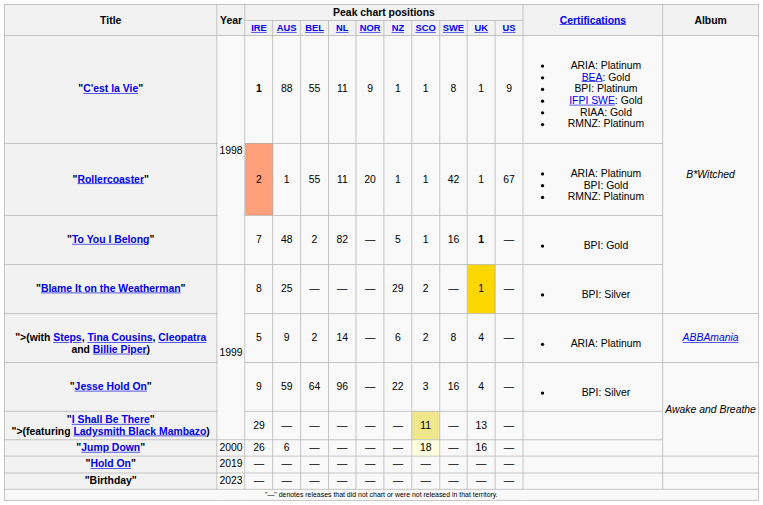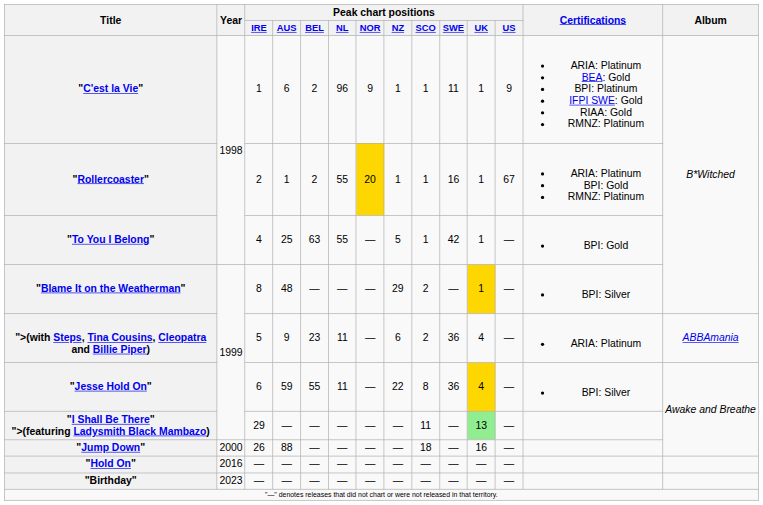(259, 89) bold -> (259, 89) normal
(287, 89) 88 -> (287, 89) 6
(315, 89) 55 -> (315, 89) 2
(342, 89) 11 -> (342, 89) 96
(453, 89) 8 -> (453, 89) 11
(259, 179) lightsalmon background -> (259, 179) no background
(315, 179) 55 -> (315, 179) 2
(342, 179) 11 -> (342, 179) 55
(370, 179) no background -> (370, 179) gold background
(453, 179) 42 -> (453, 179) 16
(259, 240) 7 -> (259, 240) 4
(287, 240) 48 -> (287, 240) 25
(315, 240) 2 -> (315, 240) 63
(342, 240) 82 -> (342, 240) 55
(453, 240) 16 -> (453, 240) 42
(481, 240) bold -> (481, 240) normal
(287, 289) 25 -> (287, 289) 48
(315, 338) 2 -> (315, 338) 23
(342, 338) 14 -> (342, 338) 11
(453, 338) 8 -> (453, 338) 36
(259, 387) 9 -> (259, 387) 6
(315, 387) 64 -> (315, 387) 55
(342, 387) 96 -> (342, 387) 11
(426, 387) 3 -> (426, 387) 8
(453, 387) 16 -> (453, 387) 36
(481, 387) no background -> (481, 387) gold background
(426, 425) khaki background -> (426, 425) no background
(481, 425) no background -> (481, 425) lightgreen background
(287, 448) 6 -> (287, 448) 88
(426, 448) lightyellow background -> (426, 448) no background
(231, 464) 2019 -> (231, 464) 2016
